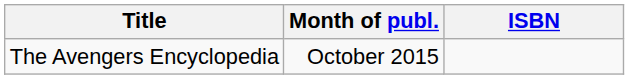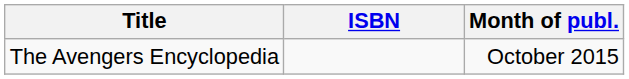columns swapped: (534, 21) <-> (364, 21)
